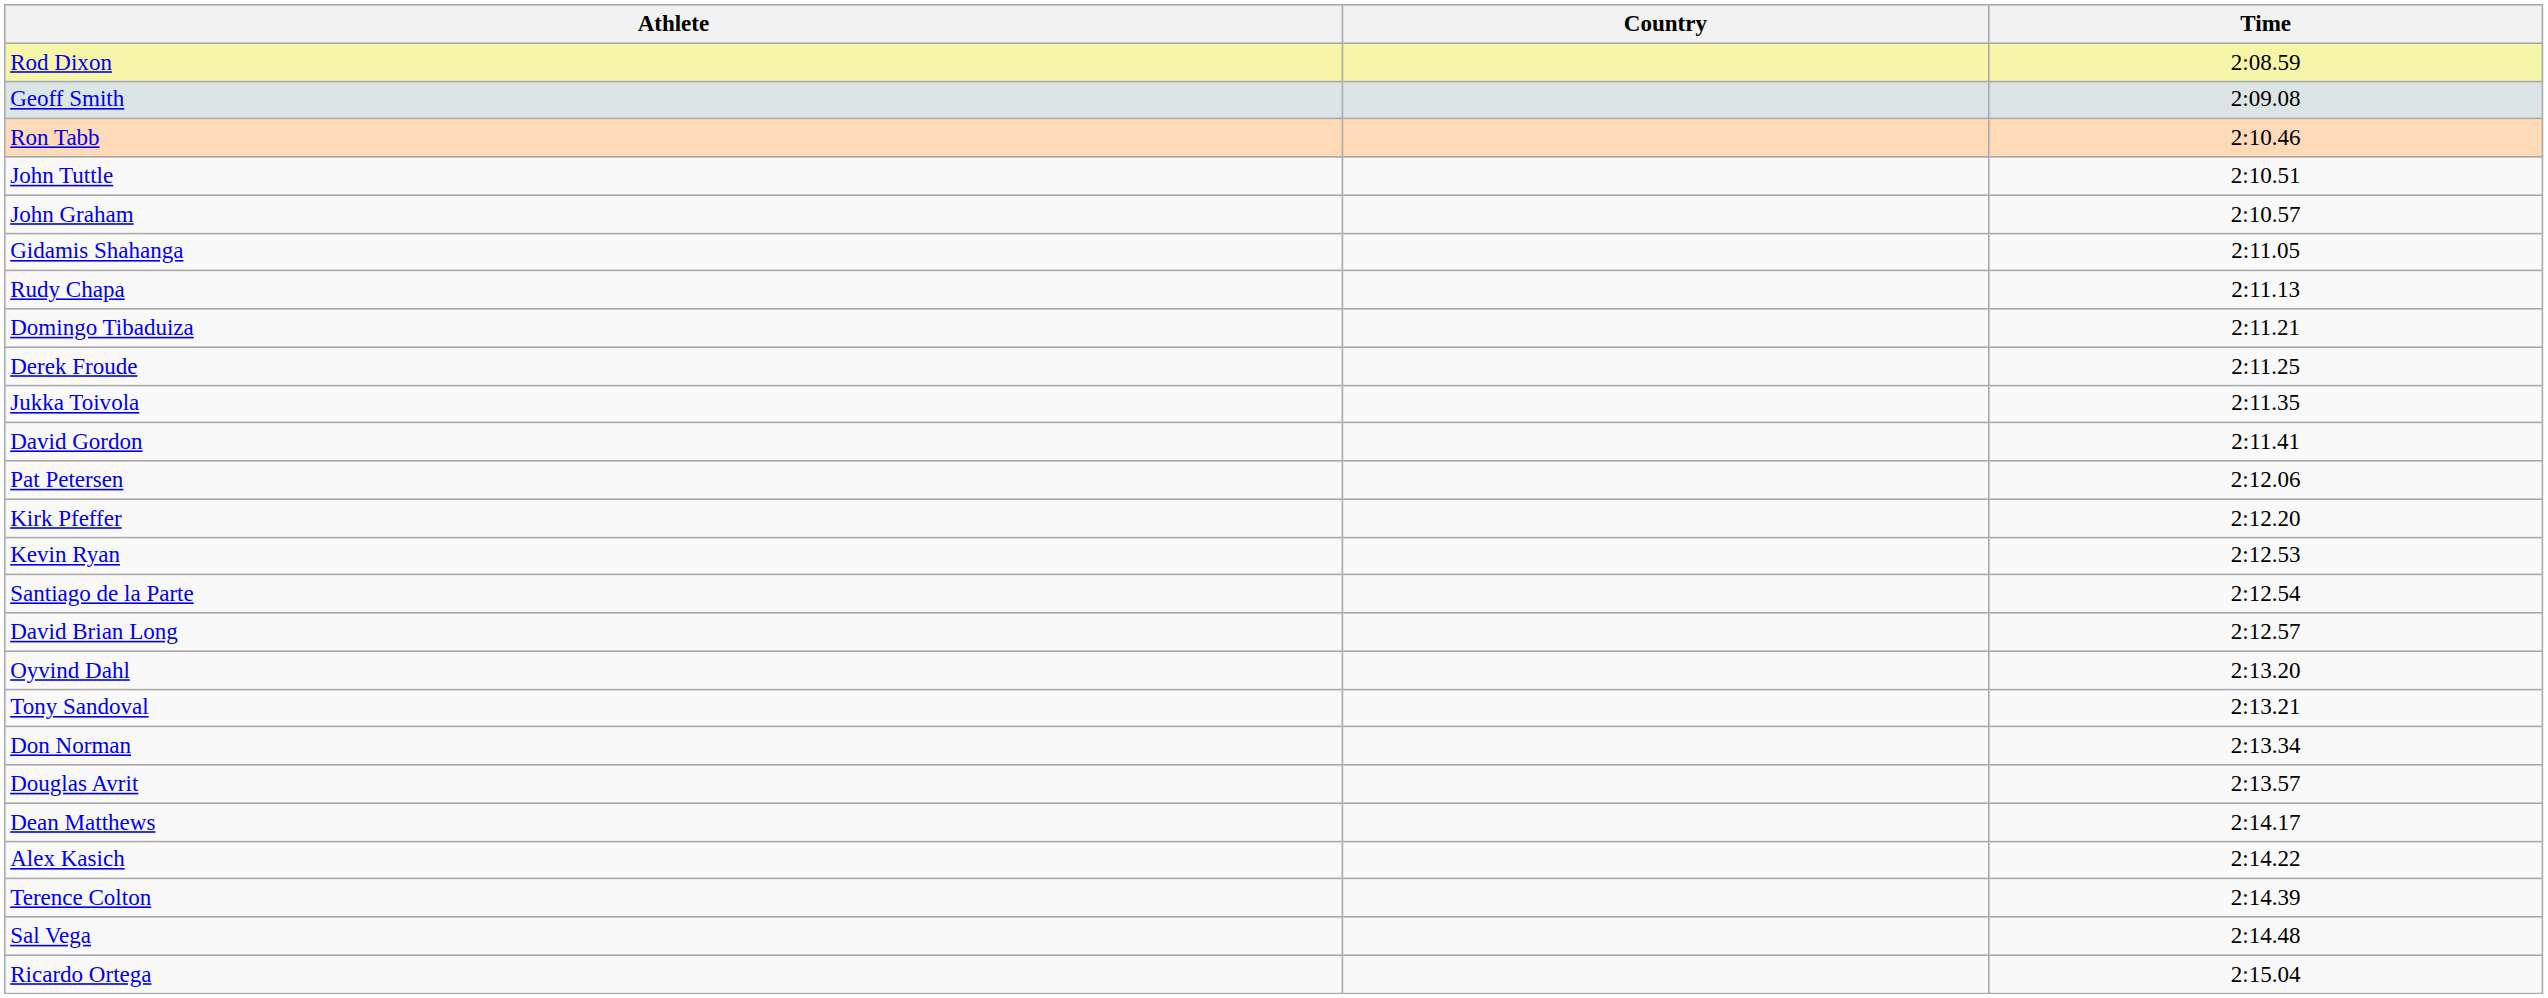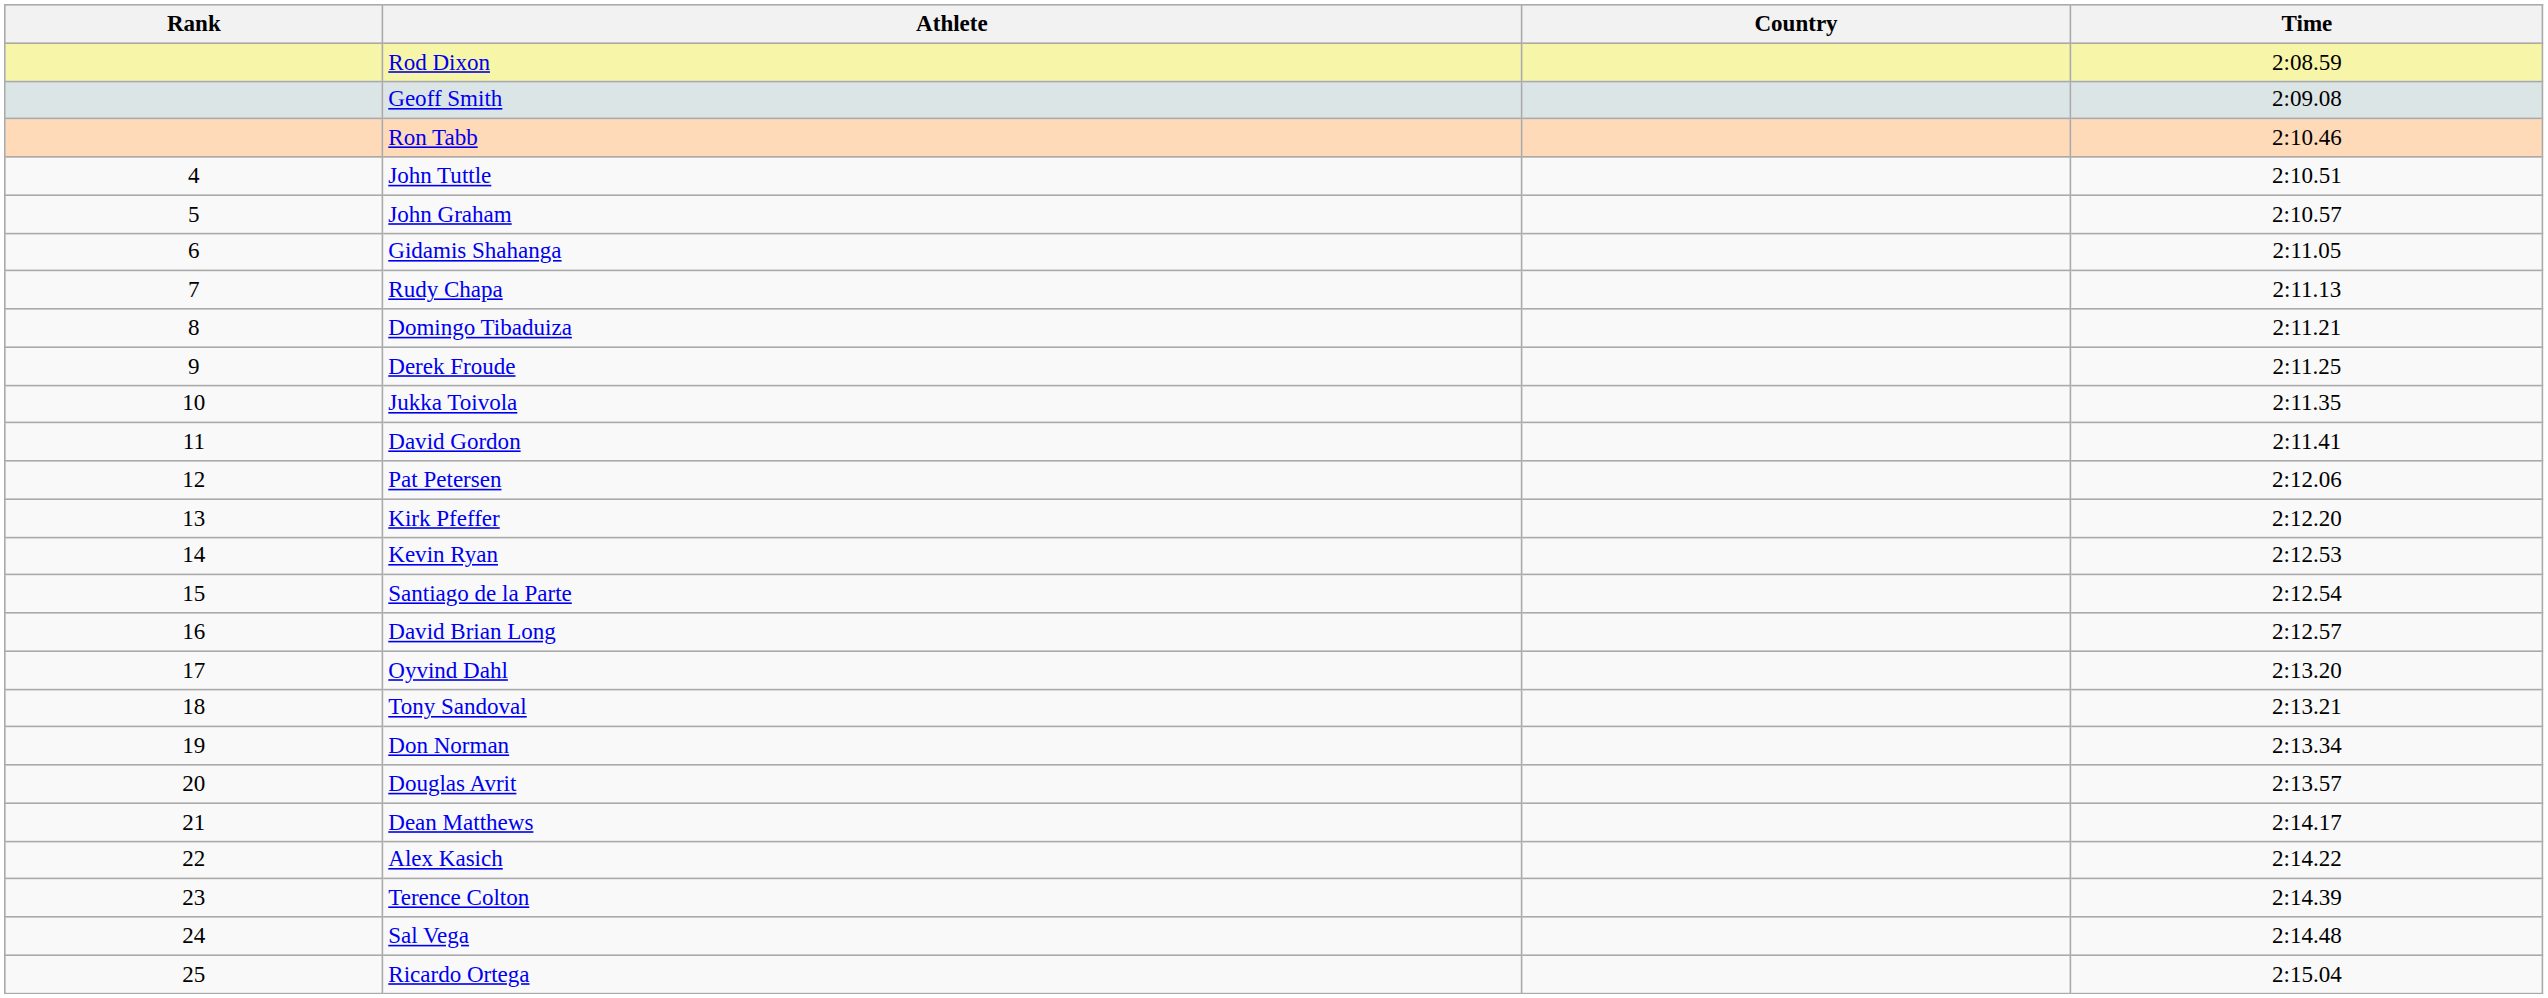+ column: (194, 23)
